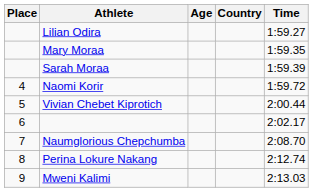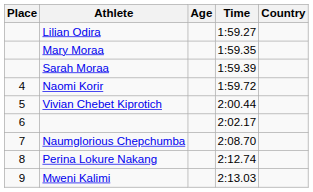columns swapped: (240, 13) <-> (286, 13)
